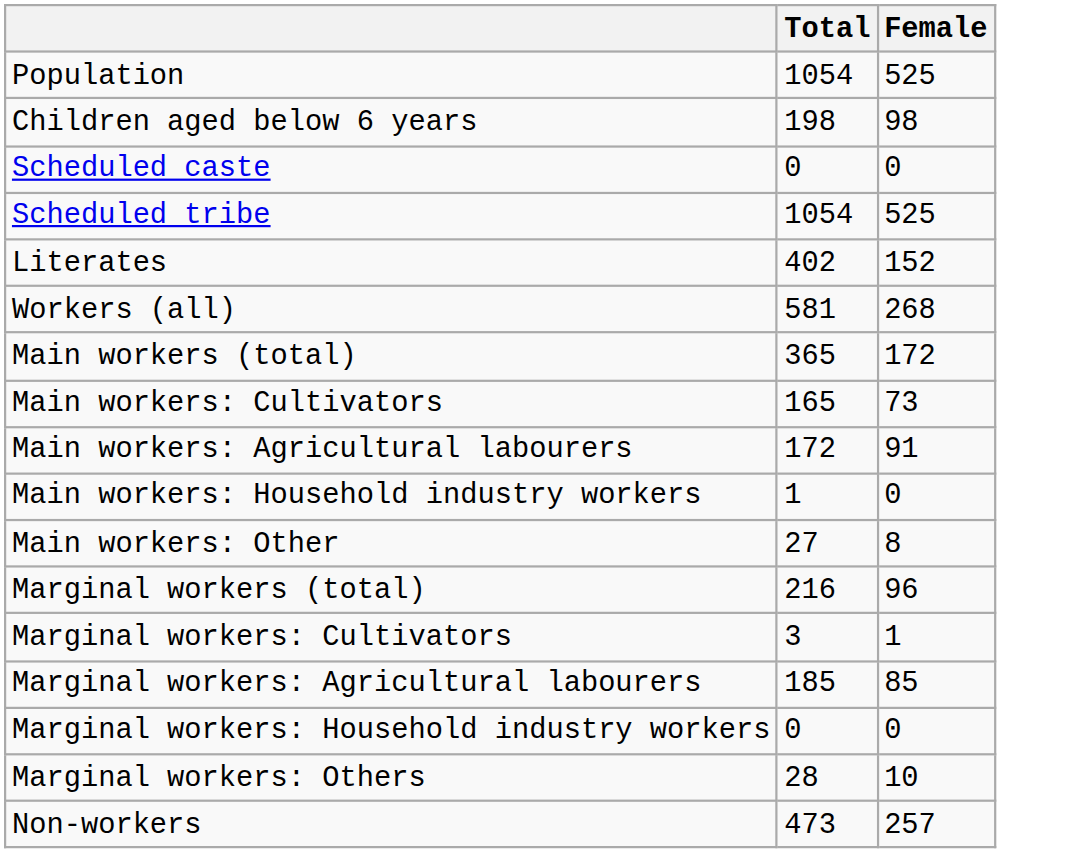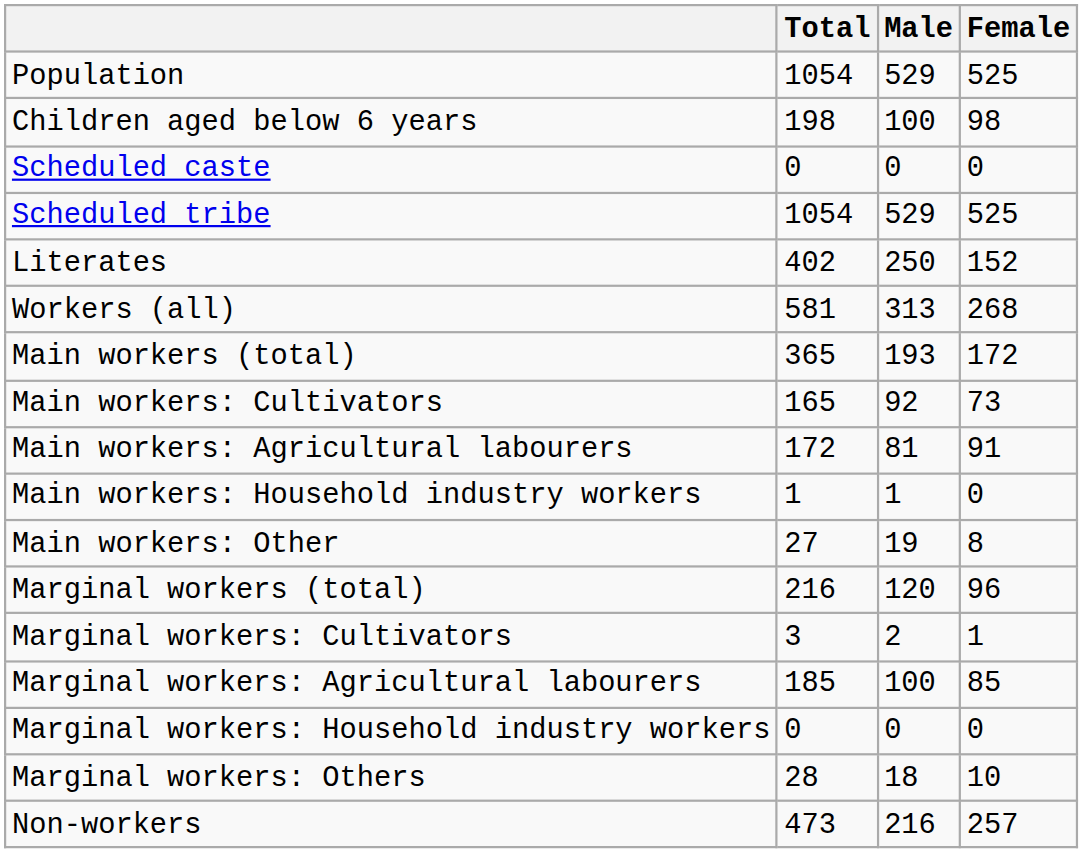+ column: (919, 29)
